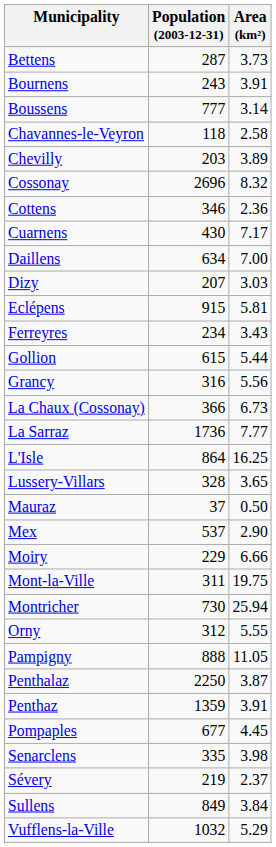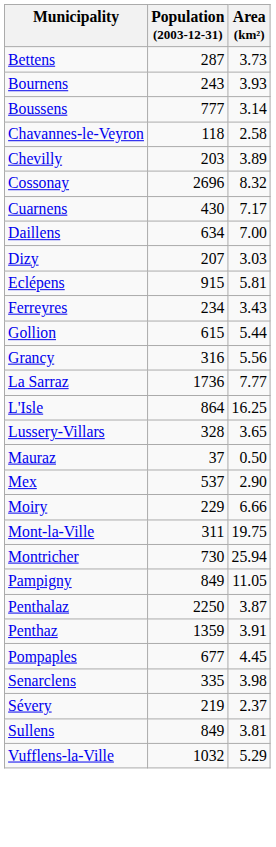(254, 84) 3.91 -> (253, 84) 3.93
- row: (32, 208)
- row: (76, 407)
- row: (24, 631)
(214, 656) 888 -> (213, 581) 849
(254, 805) 3.84 -> (253, 730) 3.81
